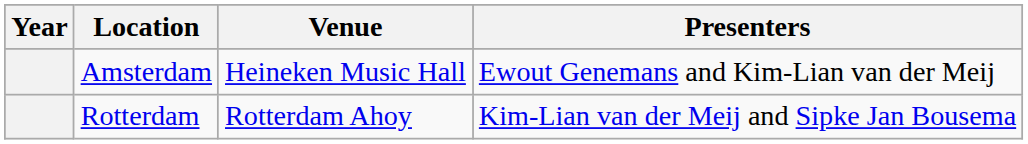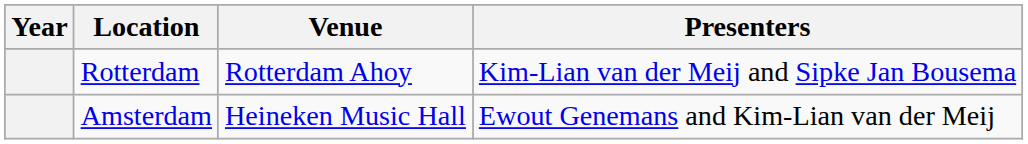rows swapped: (140, 116) <-> (146, 71)
